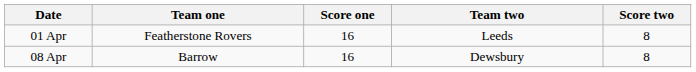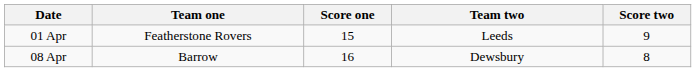(348, 35) 16 -> (348, 35) 15
(647, 35) 8 -> (647, 35) 9
